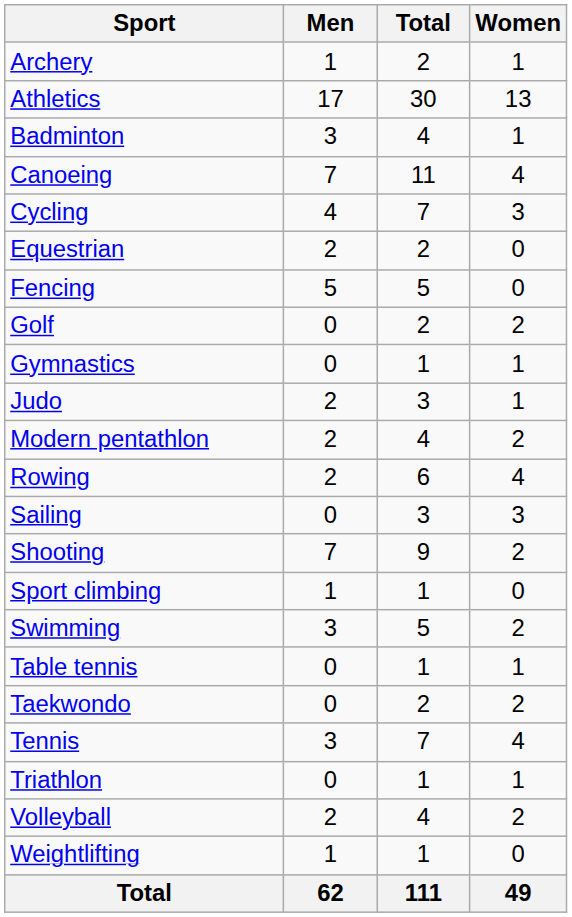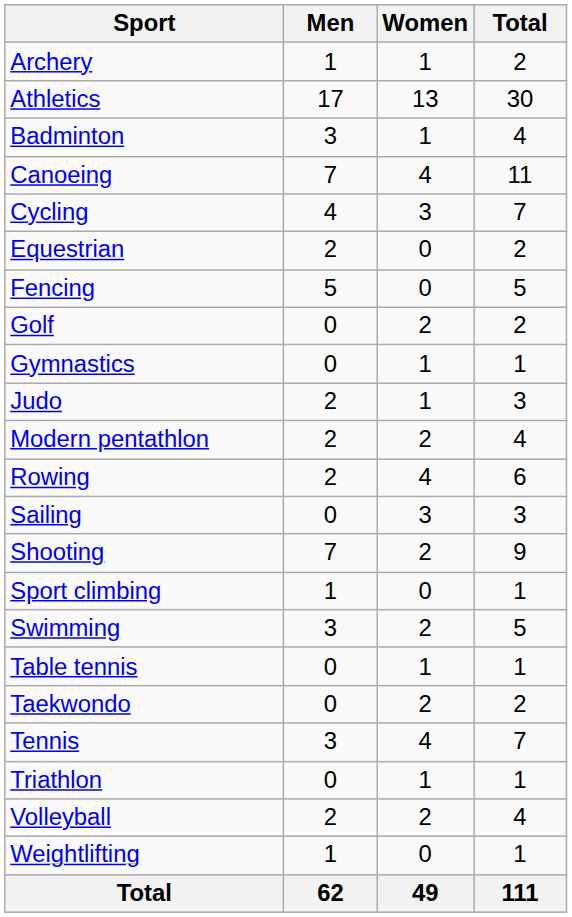columns swapped: (518, 23) <-> (423, 23)
